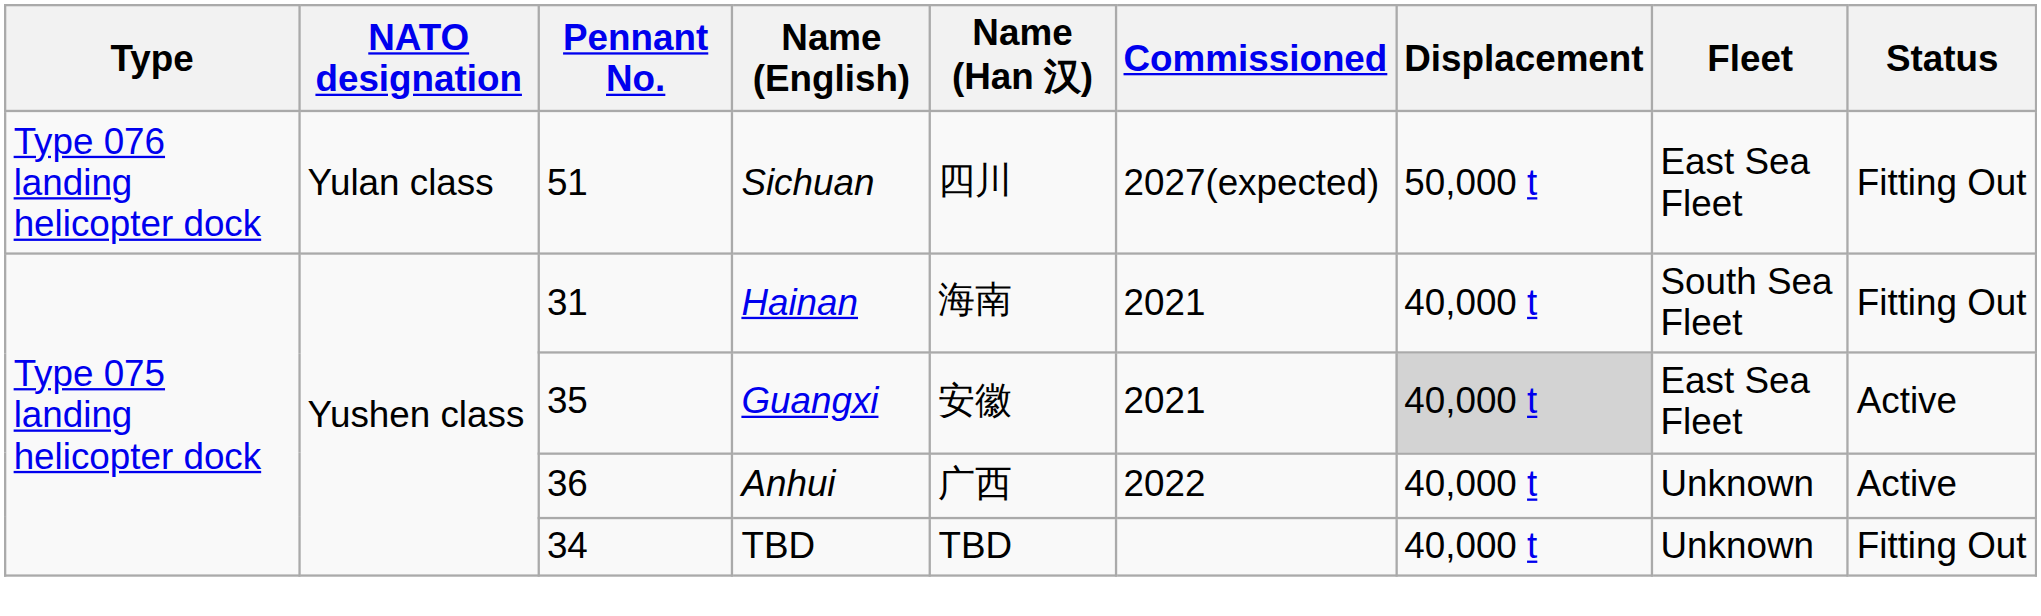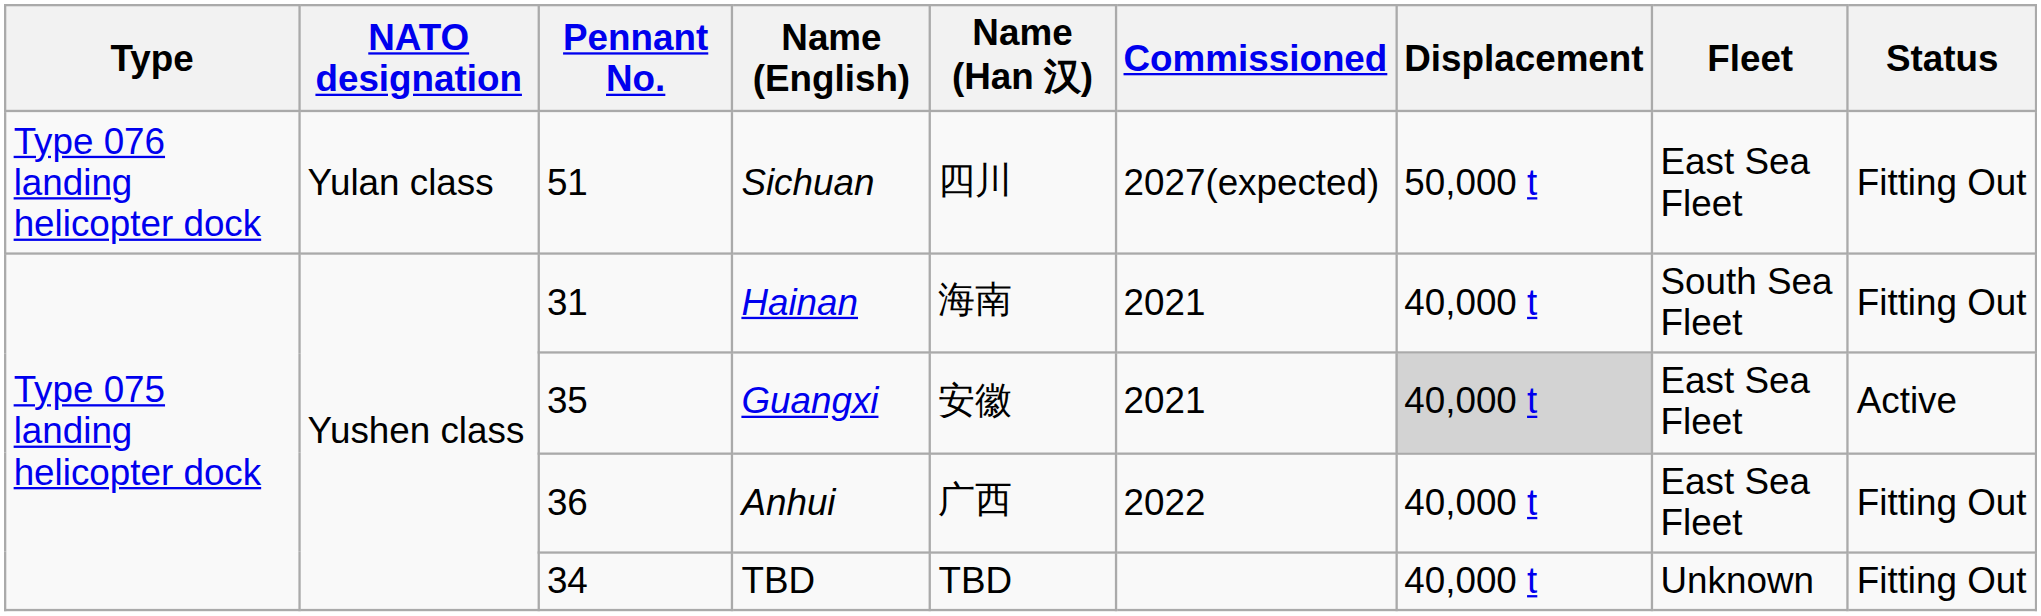(1737, 484) Unknown -> (1735, 501) East Sea Fleet
(1907, 484) Active -> (1942, 501) Fitting Out
